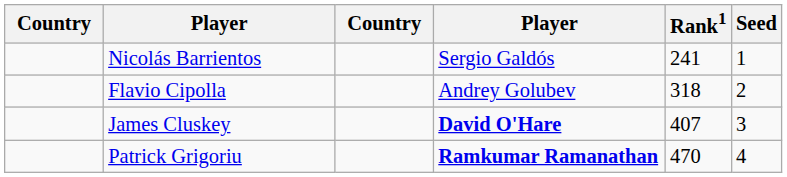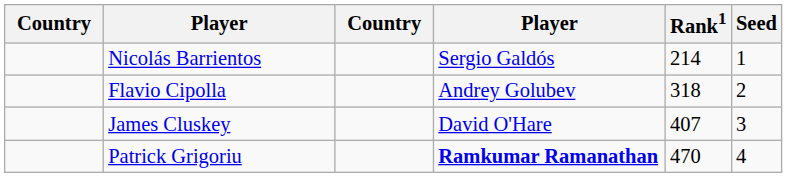(685, 58) 241 -> (685, 58) 214
(500, 123) bold -> (495, 123) normal
